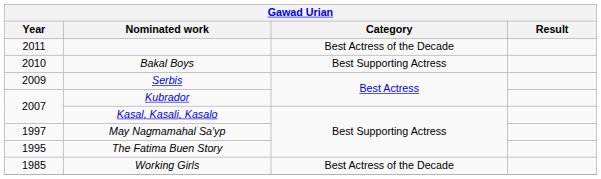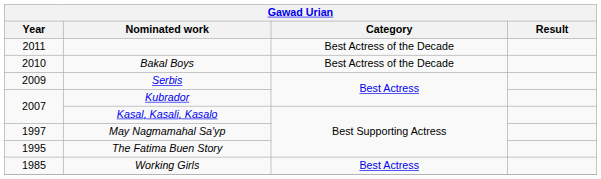(389, 64) Best Supporting Actress -> (389, 64) Best Actress of the Decade
(389, 166) Best Actress of the Decade -> (389, 166) Best Actress
